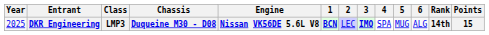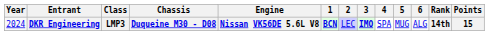(16, 24) 2025 -> (16, 24) 2024
